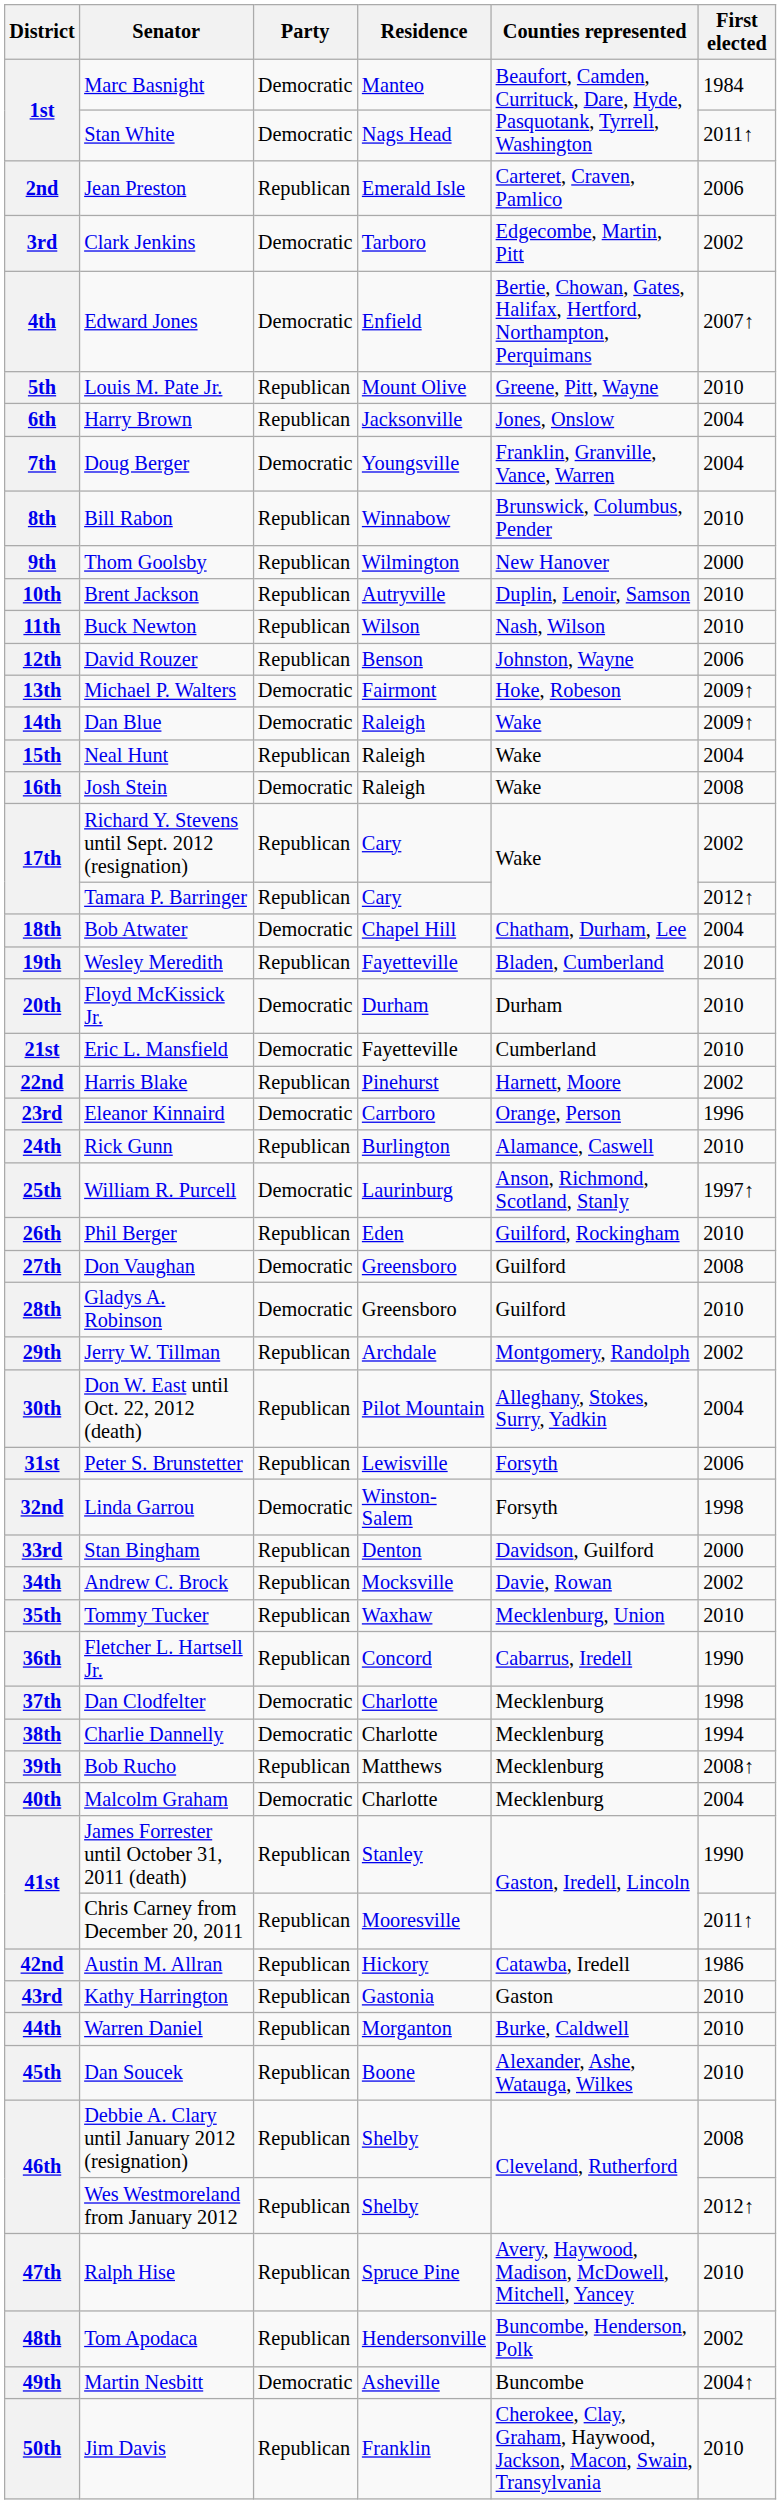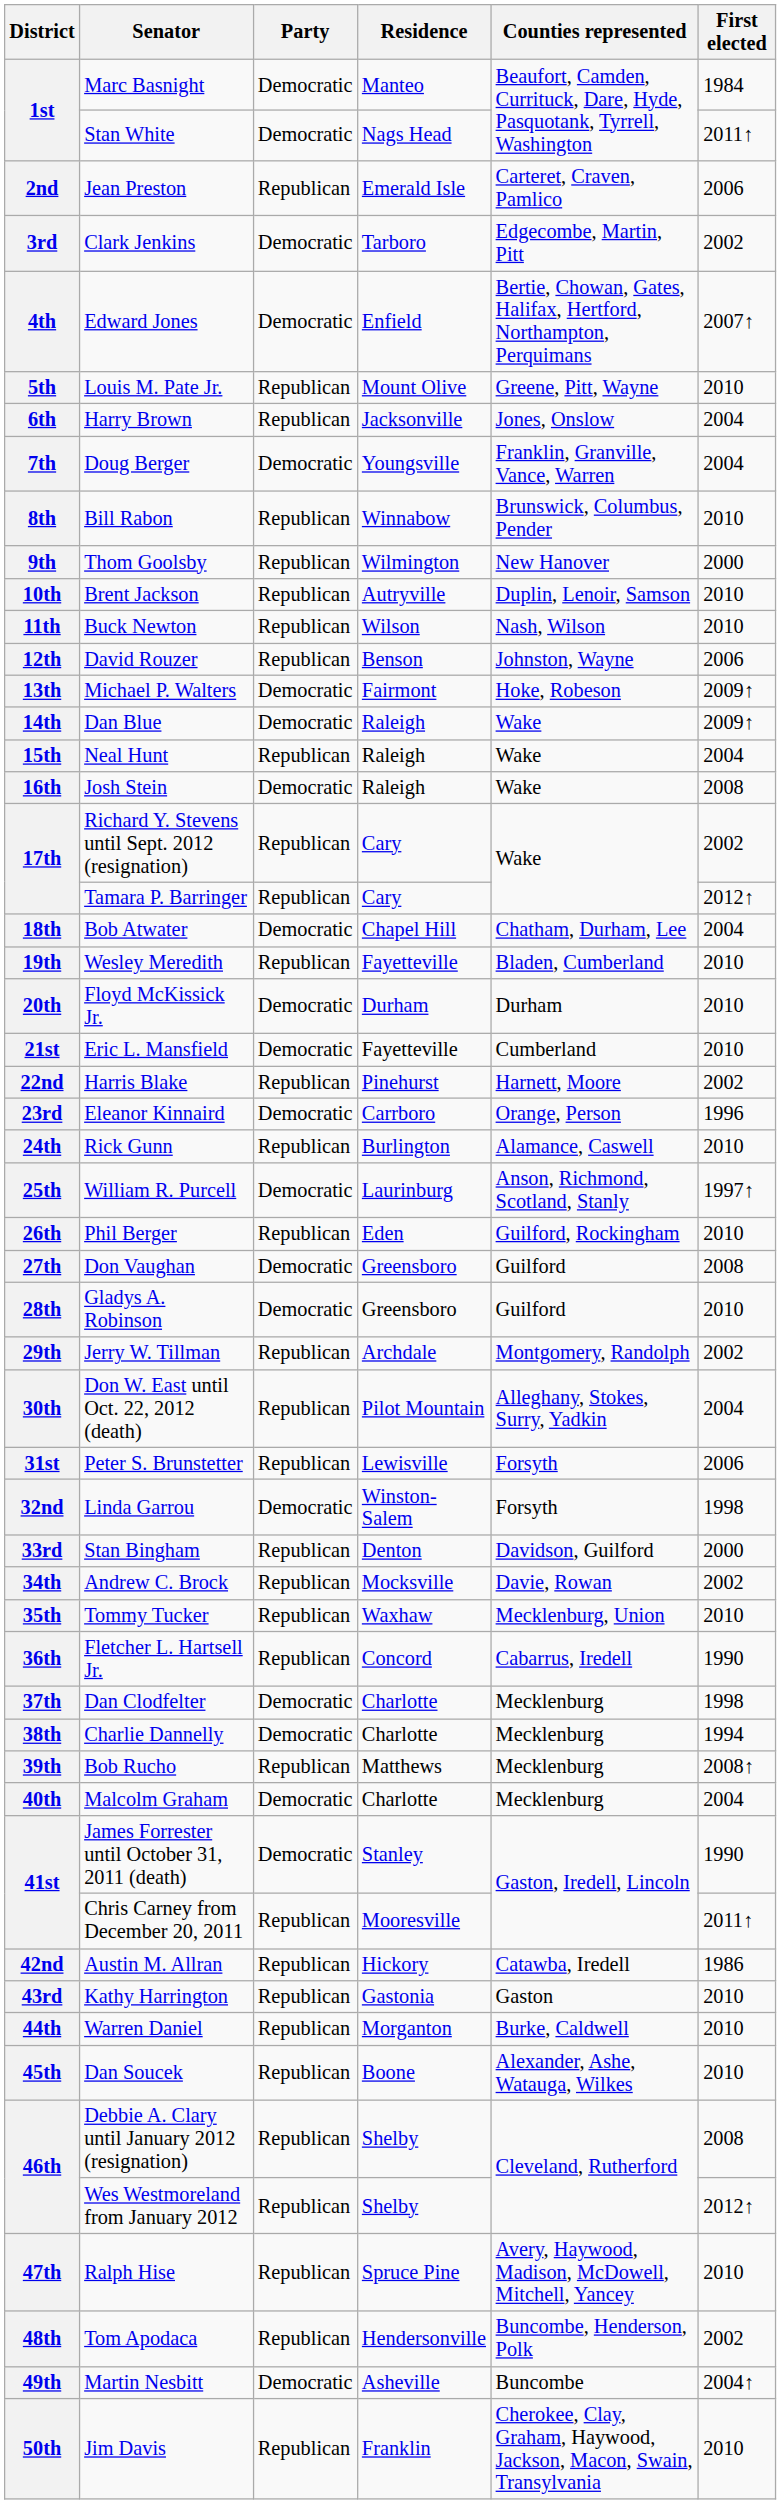(304, 1854) Republican -> (305, 1854) Democratic
